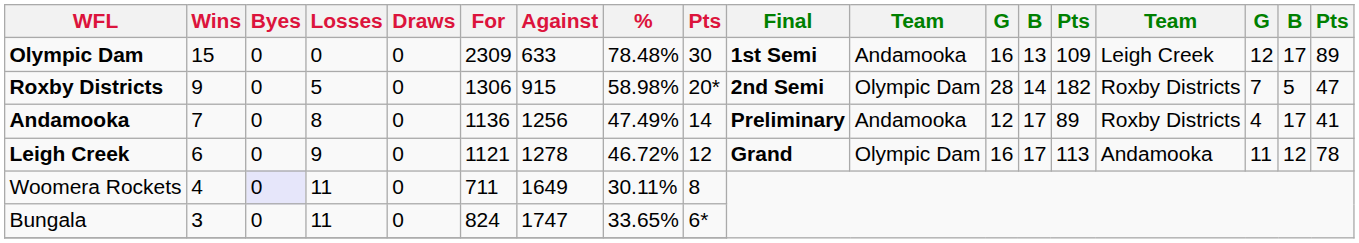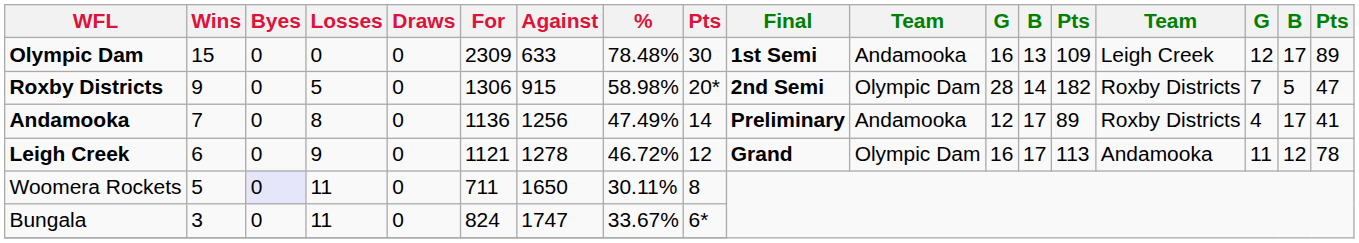(197, 187) 4 -> (197, 187) 5
(545, 187) 1649 -> (545, 187) 1650
(643, 220) 33.65% -> (643, 220) 33.67%
